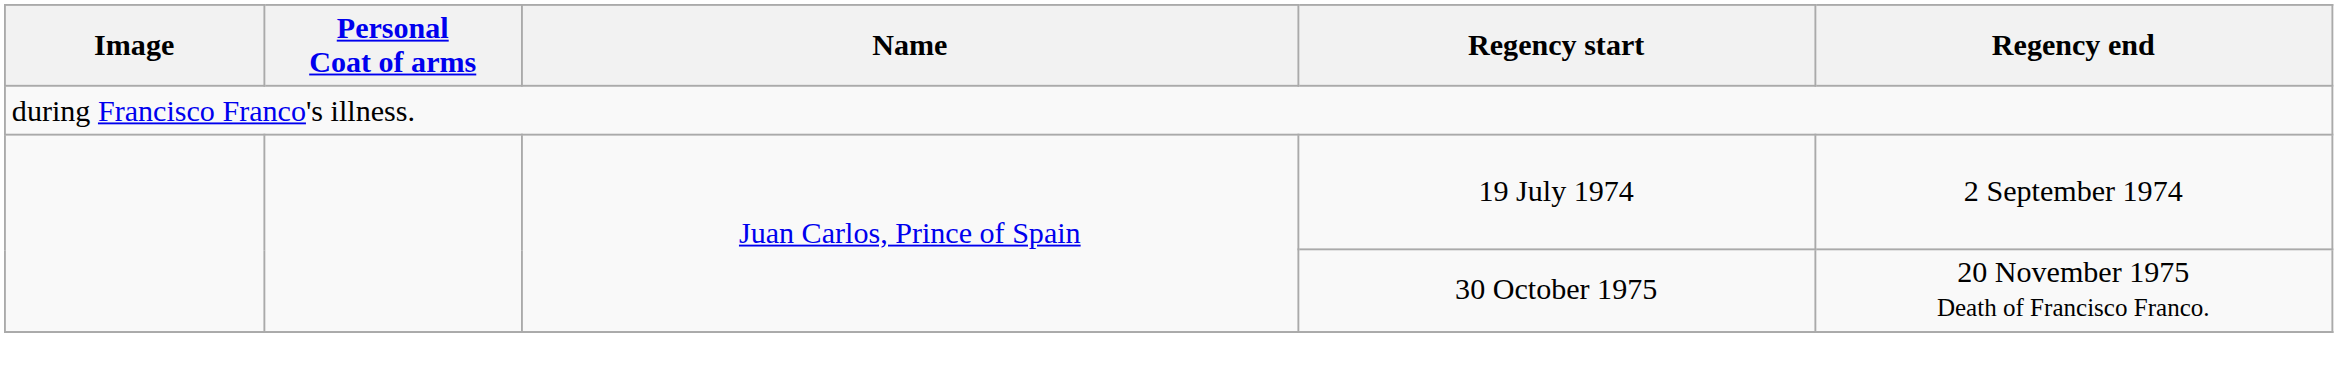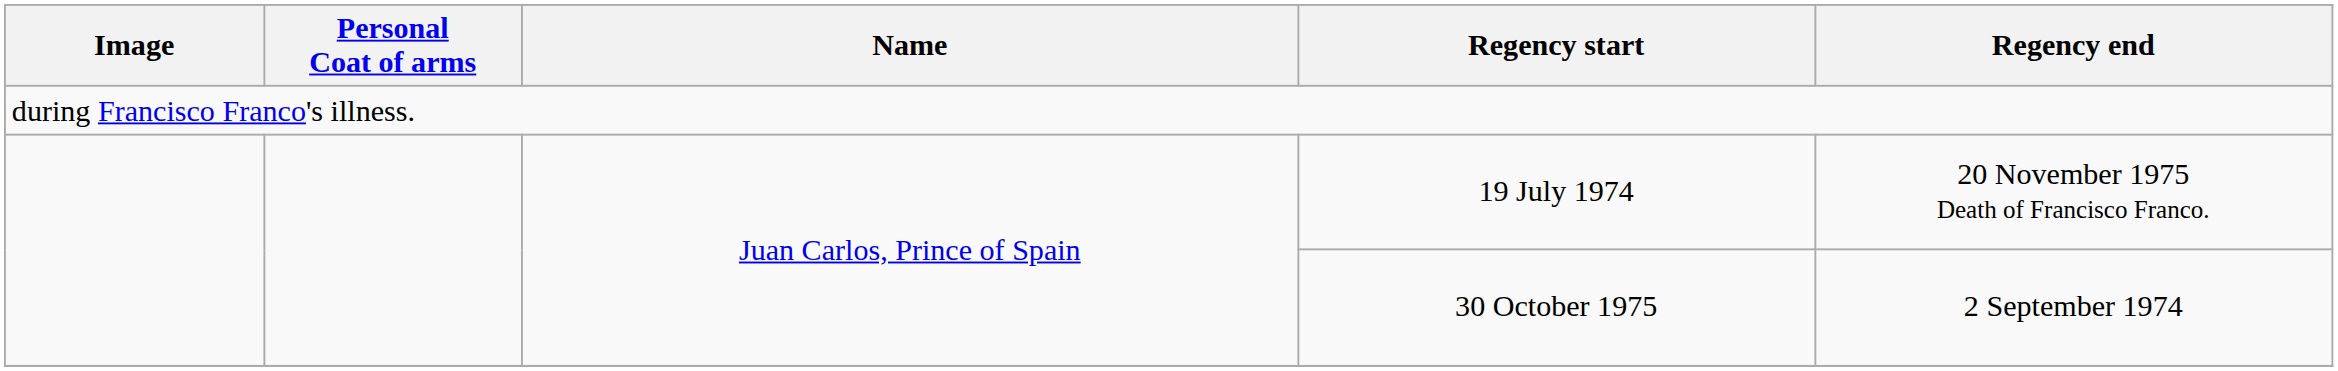(2073, 191) 2 September 1974 -> (2073, 191) 20 November 1975 Death of Francisco Franco.
(2073, 289) 20 November 1975 Death of Francisco Franco. -> (2073, 306) 2 September 1974
